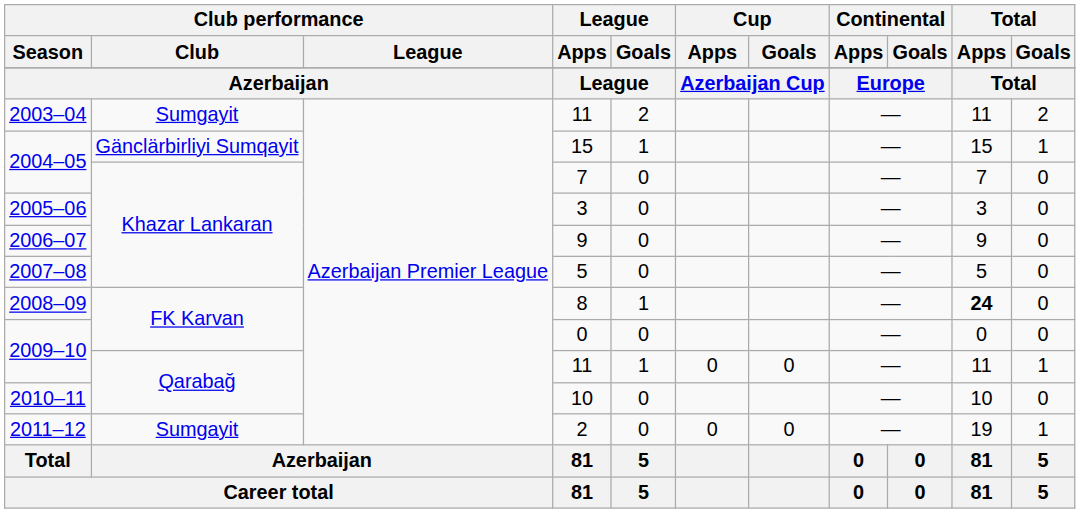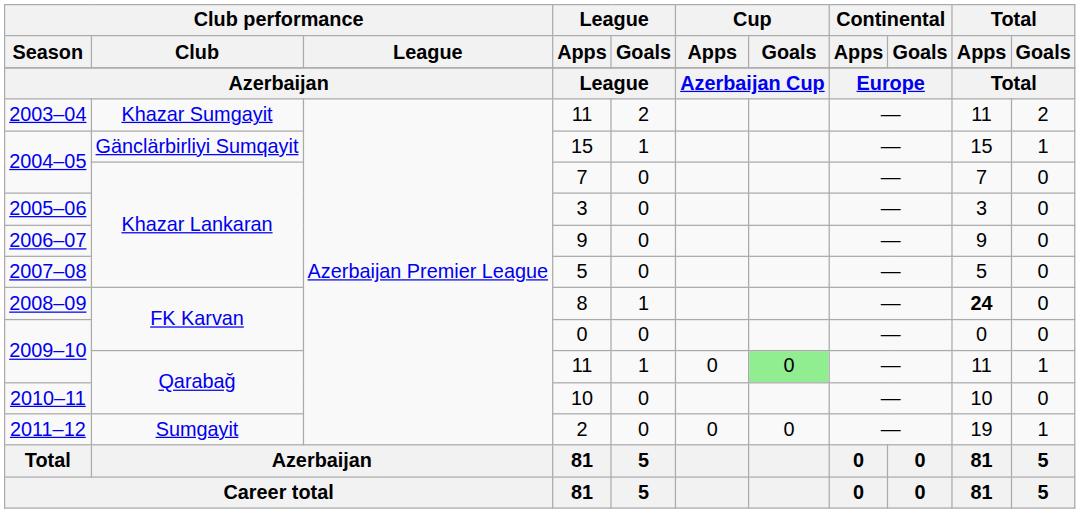(197, 114) Sumgayit -> (197, 114) Khazar Sumgayit
(789, 366) no background -> (789, 366) lightgreen background
